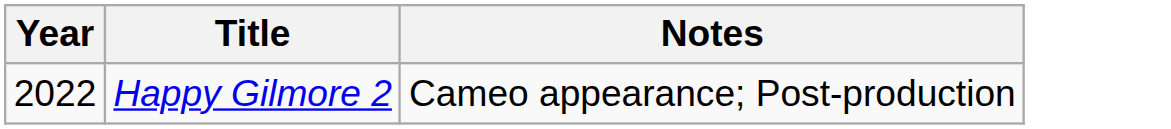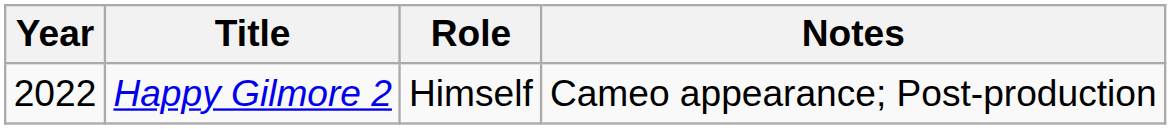+ column: (471, 33)
